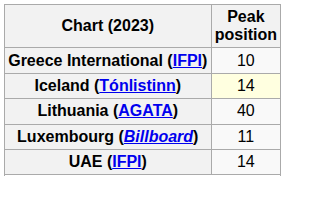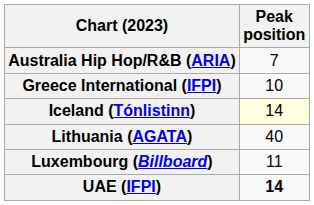+ row: (122, 60)
(246, 162) normal -> (274, 187) bold
